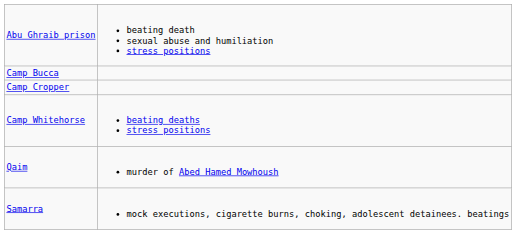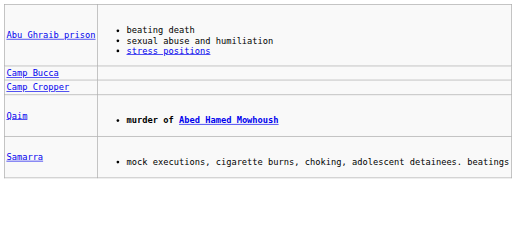- row: (46, 120)
(305, 172) normal -> (305, 120) bold
